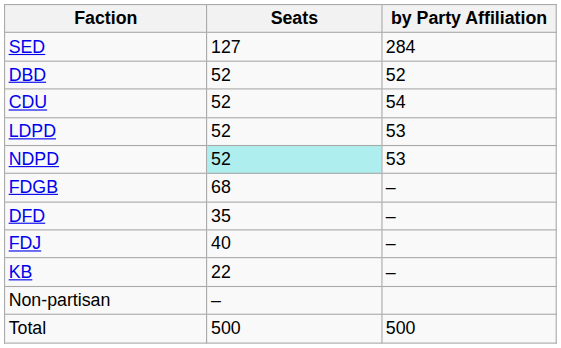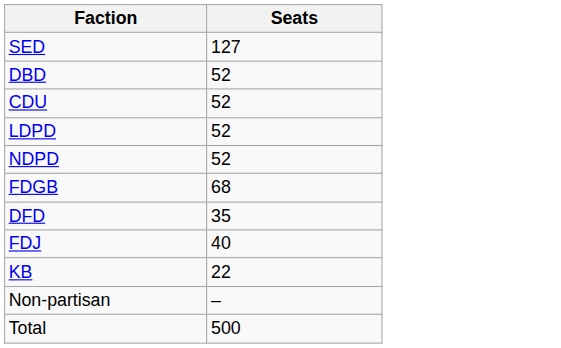- column: (469, 18)
(221, 159) paleturquoise background -> (221, 159) no background
